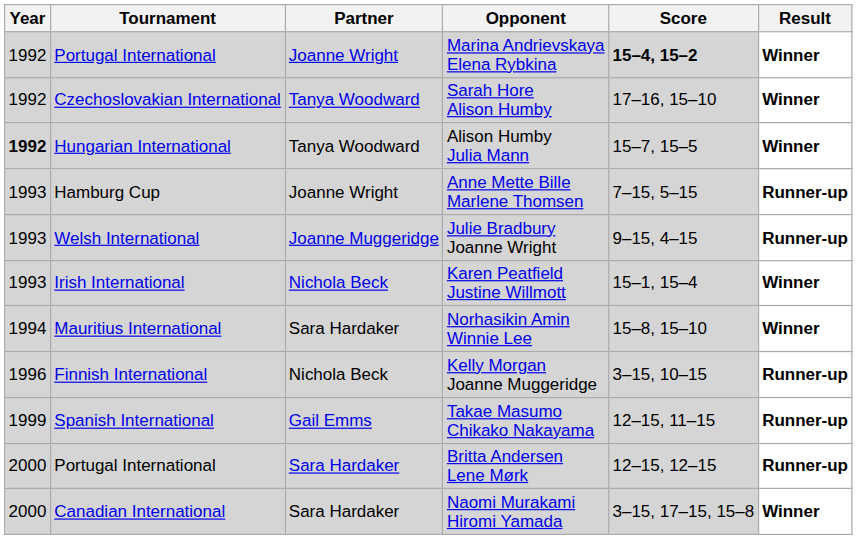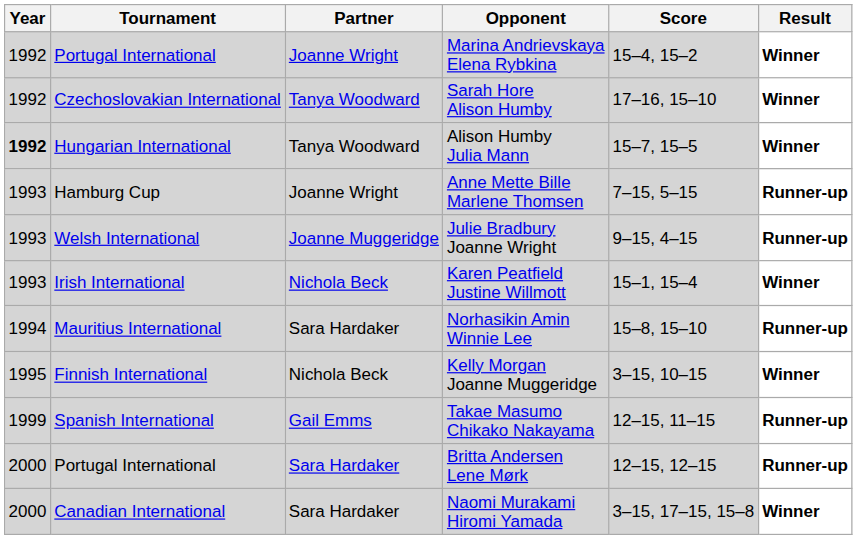(655, 55) bold -> (655, 55) normal
(791, 329) Winner -> (805, 329) Runner-up
(27, 375) 1996 -> (27, 375) 1995
(805, 375) Runner-up -> (791, 375) Winner
